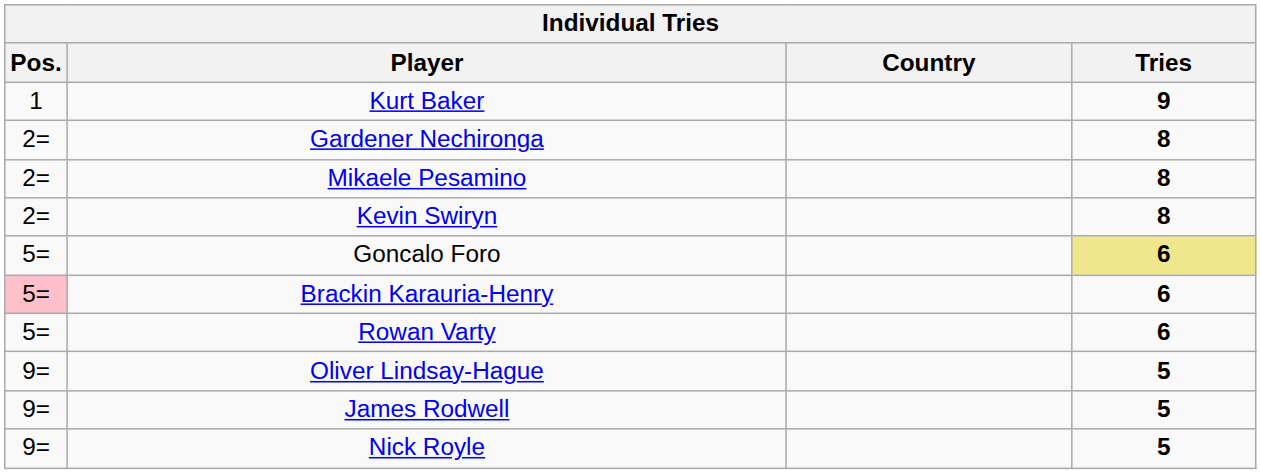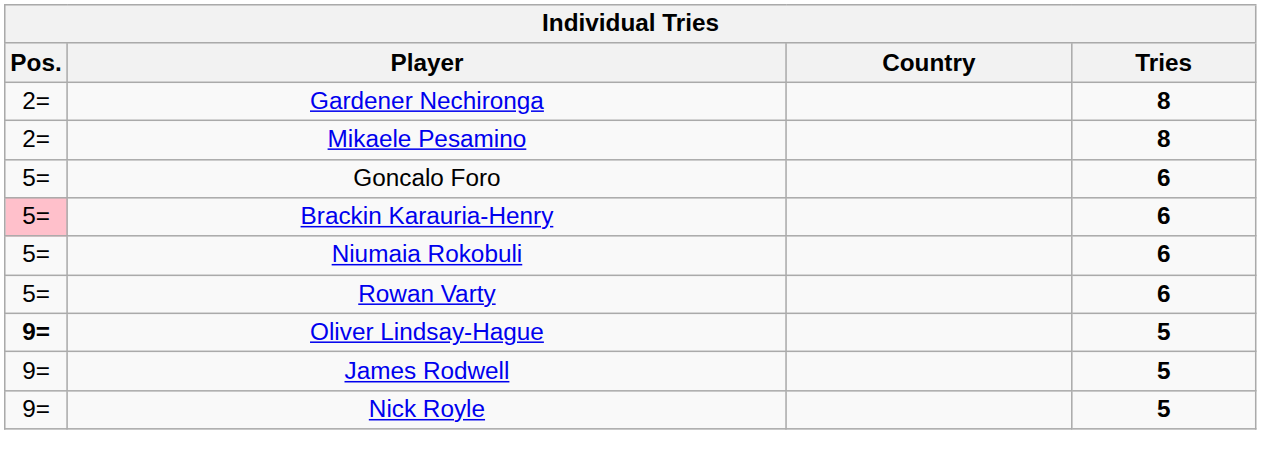- row: (427, 100)
- row: (427, 216)
(1164, 255) khaki background -> (1164, 178) no background
+ row: (427, 255)
(36, 370) normal -> (36, 332) bold
